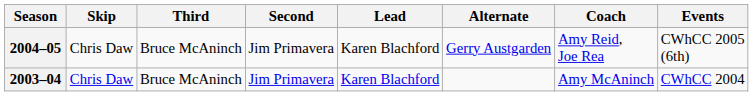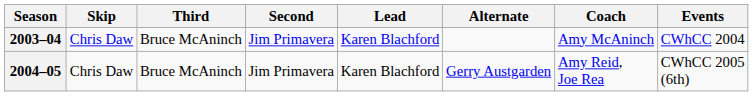rows swapped: (35, 79) <-> (35, 47)
